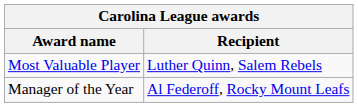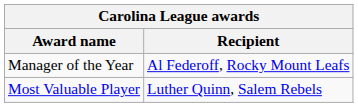rows swapped: (74, 65) <-> (71, 89)
